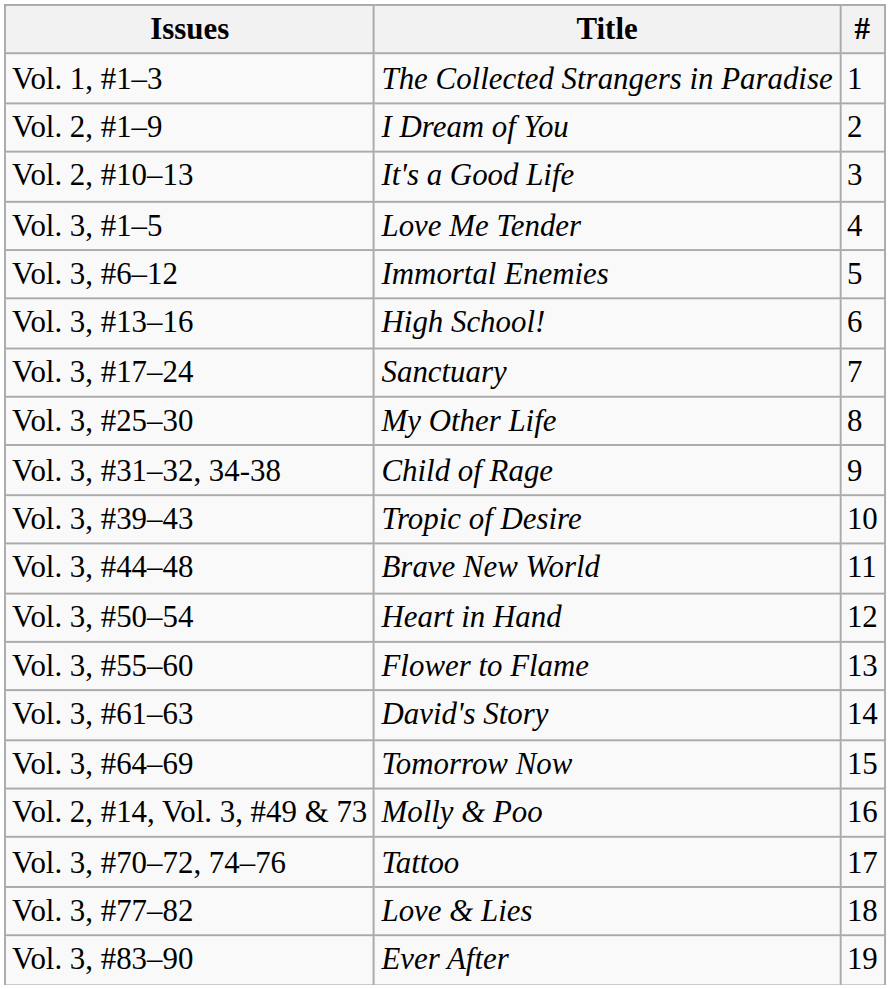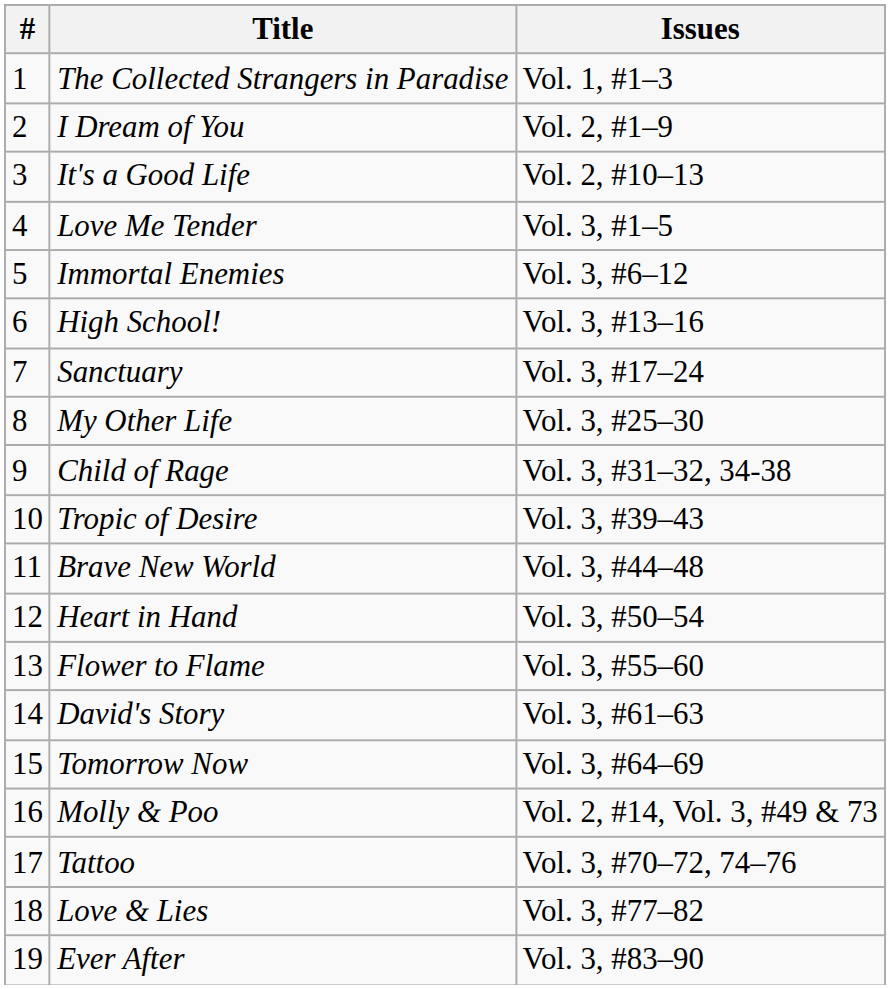columns swapped: (862, 28) <-> (190, 28)
